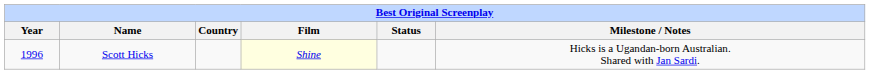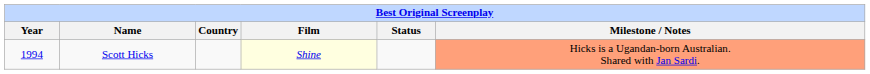(32, 54) 1996 -> (32, 54) 1994
(650, 54) no background -> (650, 54) lightsalmon background
